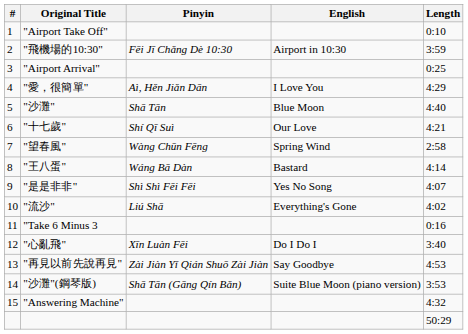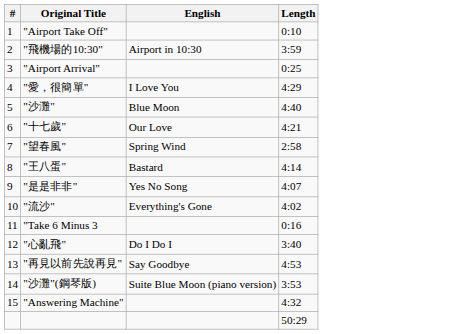- column: (198, 13)
